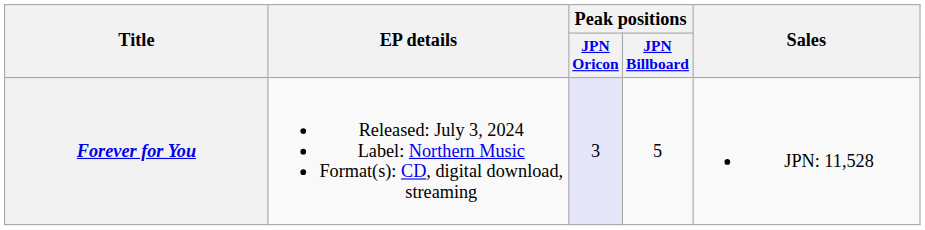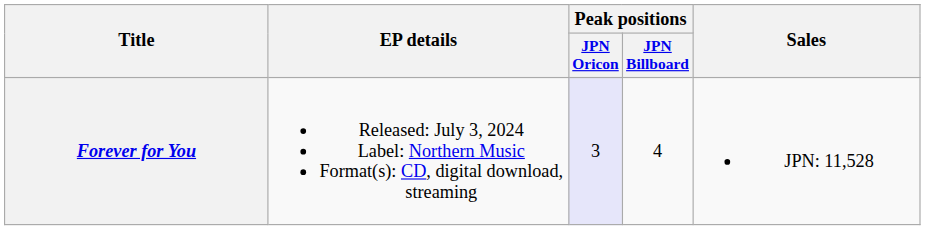(658, 150) 5 -> (658, 150) 4
